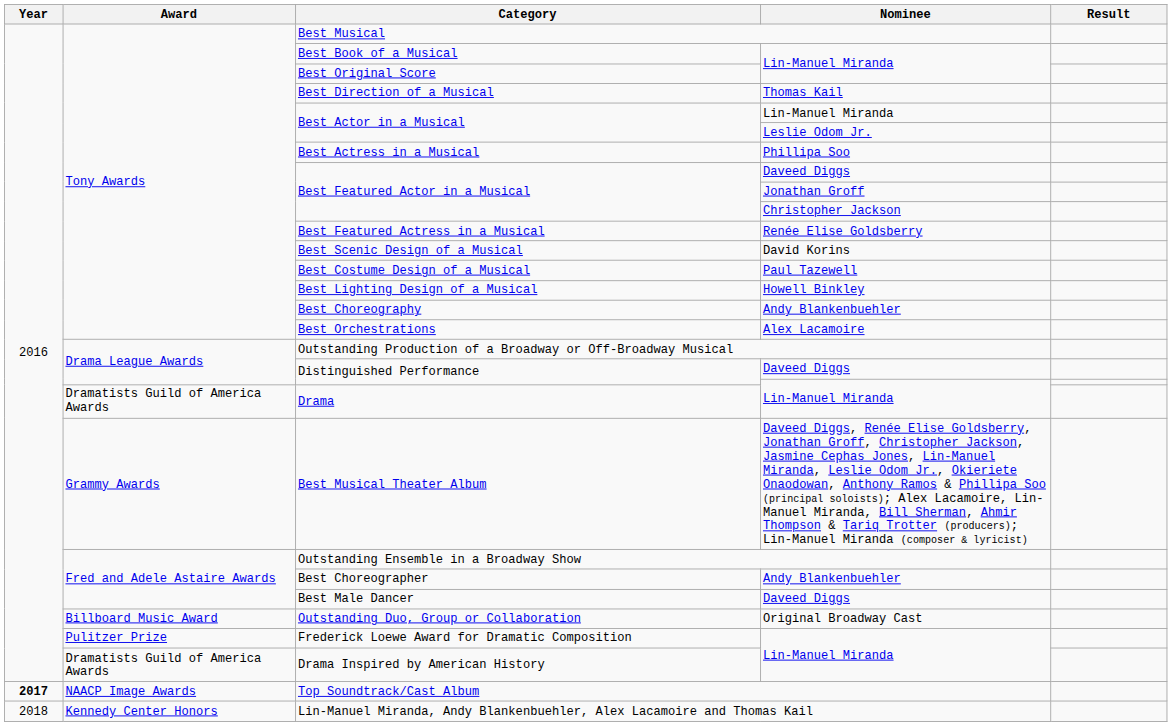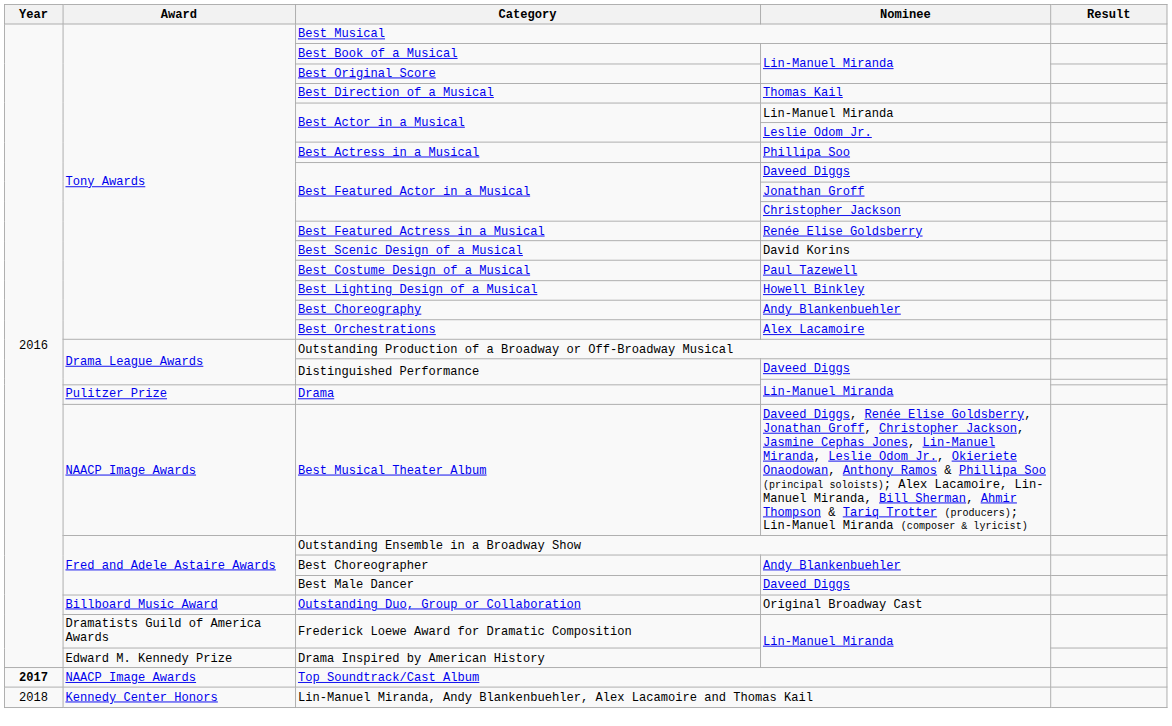(163, 401) Dramatists Guild of America Awards -> (116, 394) Pulitzer Prize
(113, 484) Grammy Awards -> (131, 470) NAACP Image Awards
(116, 638) Pulitzer Prize -> (163, 631) Dramatists Guild of America Awards
(163, 665) Dramatists Guild of America Awards -> (149, 658) Edward M. Kennedy Prize
